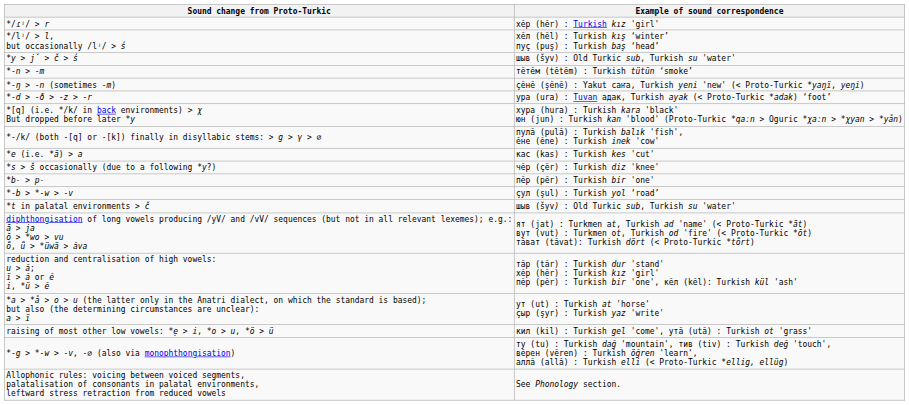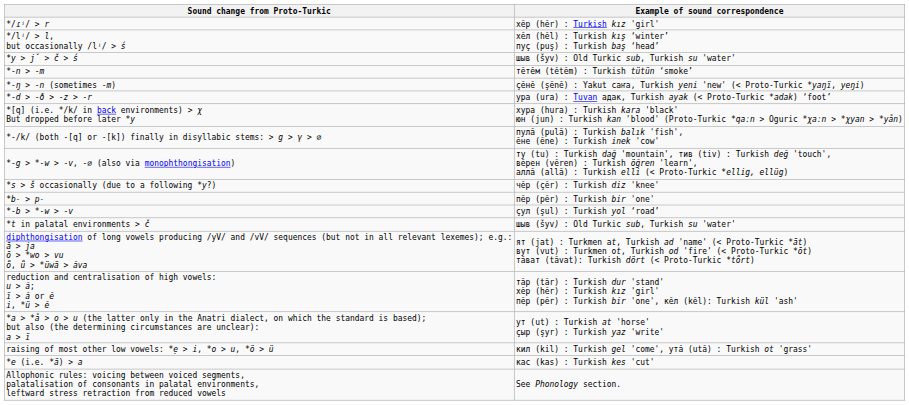rows swapped: (121, 353) <-> (44, 155)
